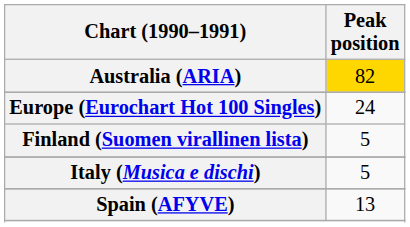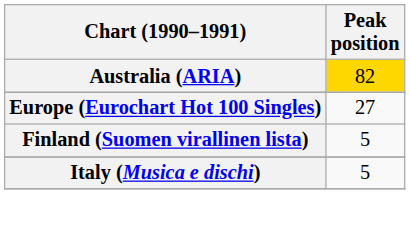(365, 107) 24 -> (365, 107) 27
- row: (165, 204)
